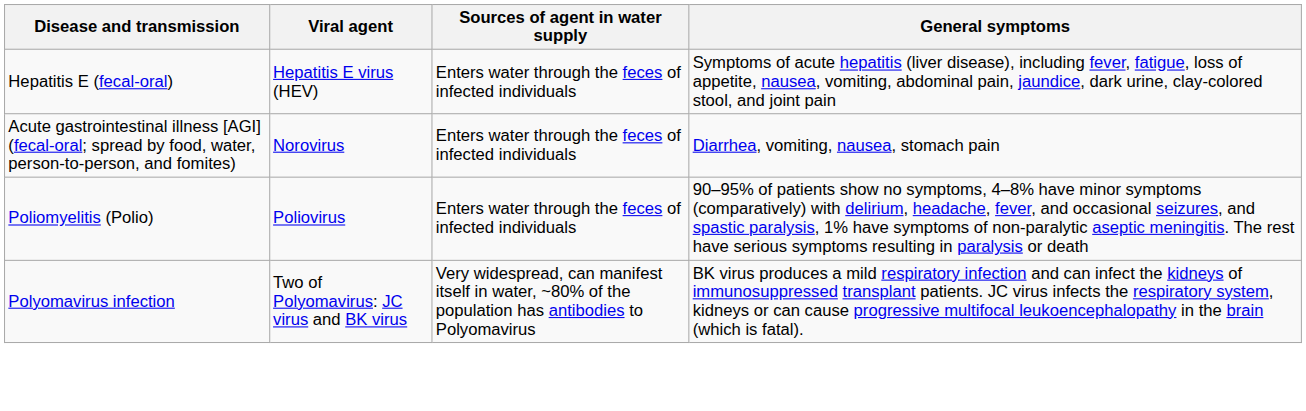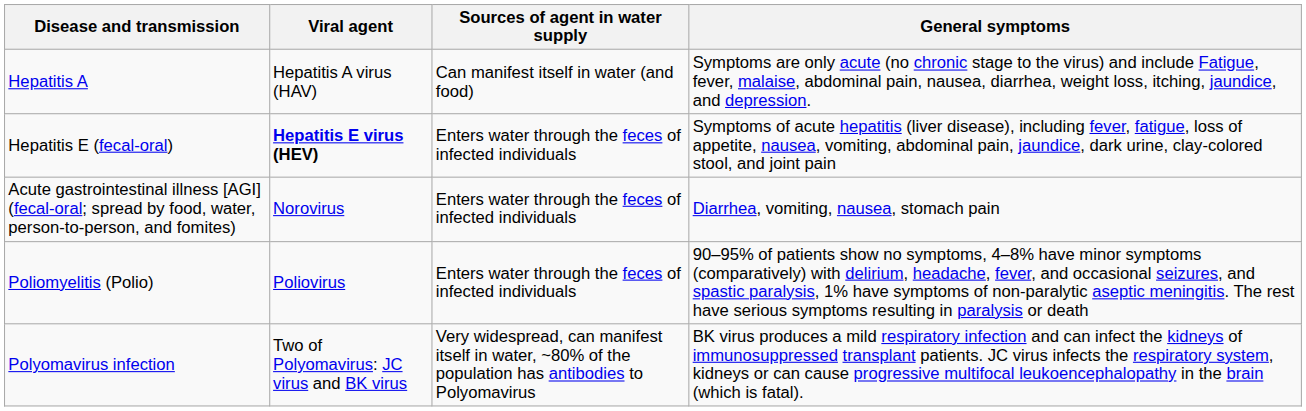+ row: (48, 81)
(333, 81) normal -> (338, 145) bold
